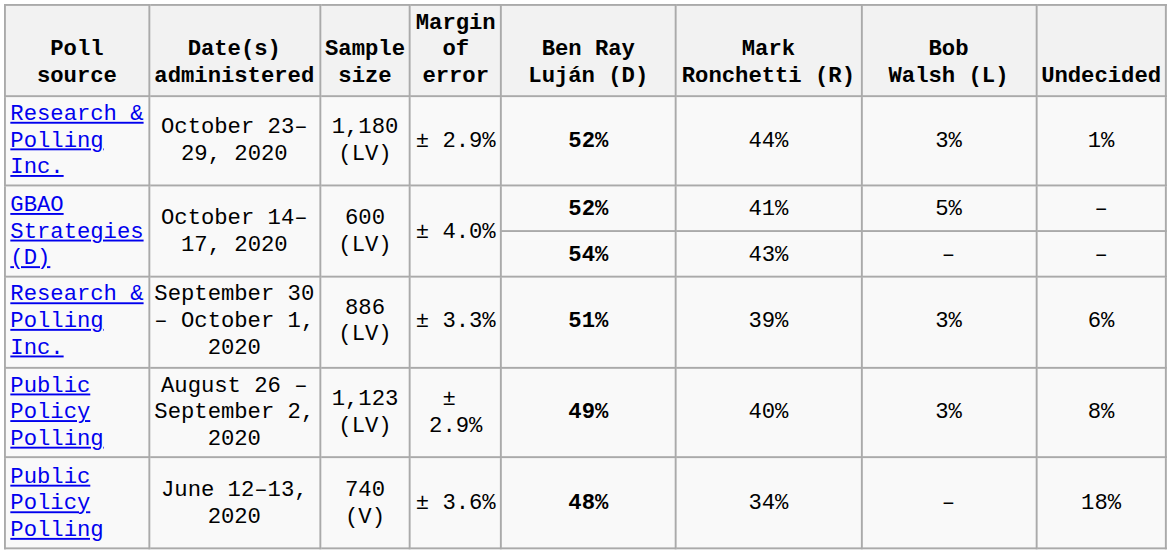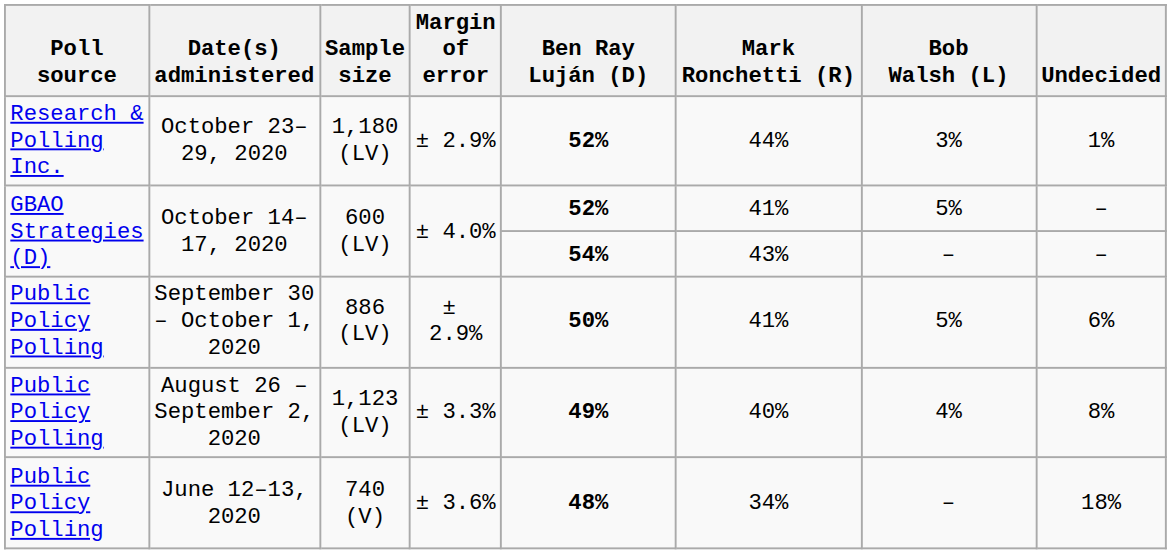(77, 322) Research & Polling Inc. -> (57, 322) Public Policy Polling
(456, 322) ± 3.3% -> (456, 322) ± 2.9%
(588, 322) 51% -> (588, 322) 50%
(768, 322) 39% -> (768, 322) 41%
(949, 322) 3% -> (949, 322) 5%
(456, 412) ± 2.9% -> (456, 412) ± 3.3%
(949, 412) 3% -> (949, 412) 4%
